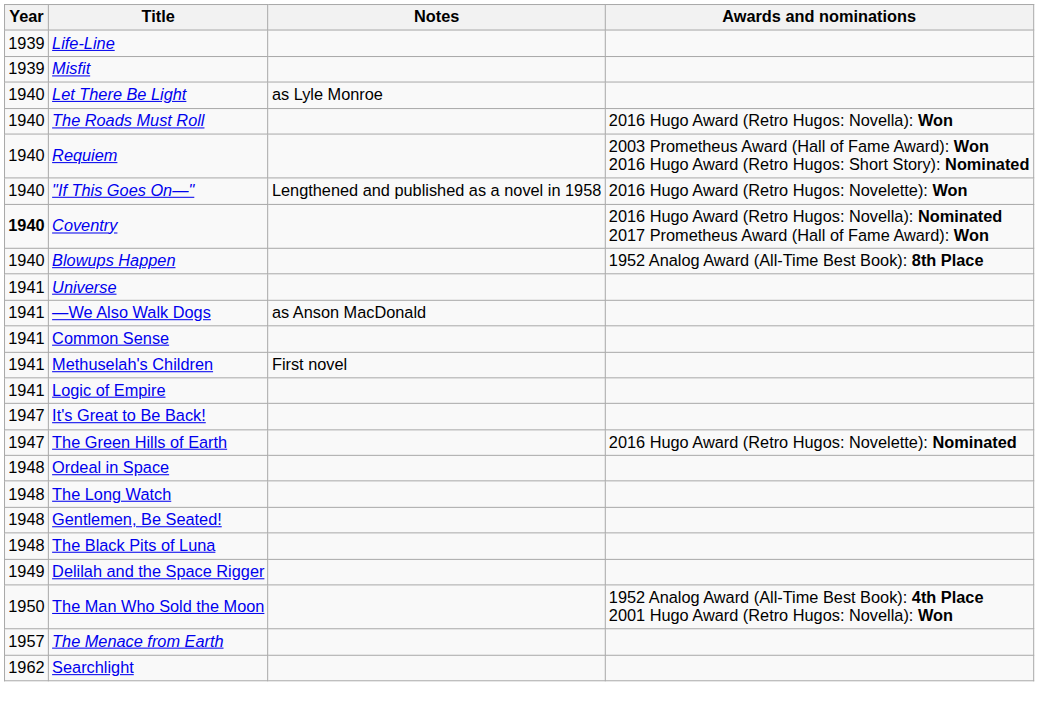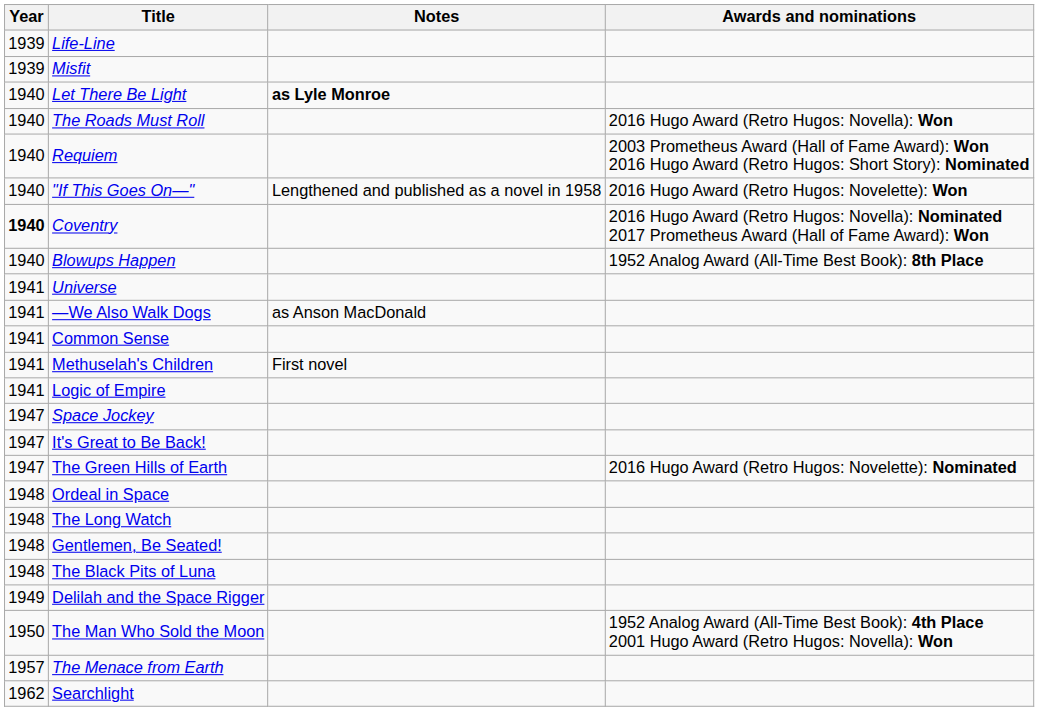(327, 95) normal -> (331, 95) bold
+ row: (103, 416)
